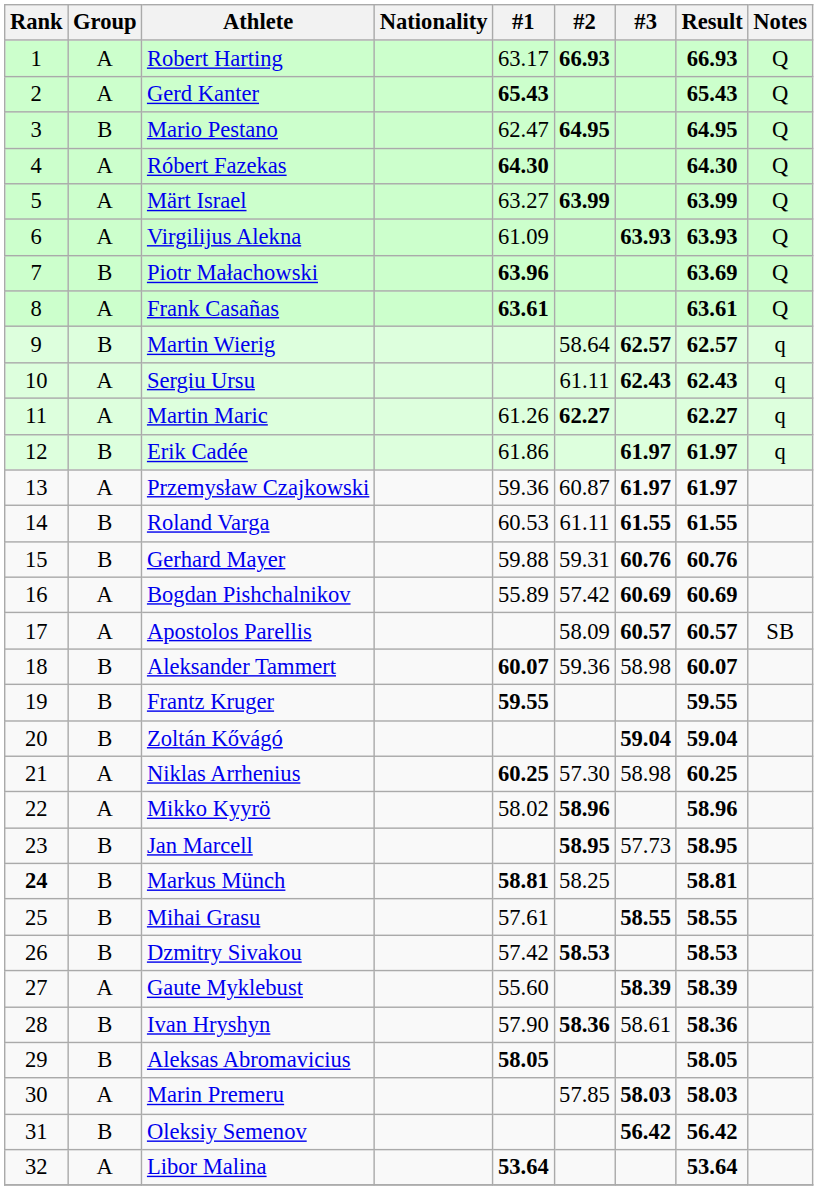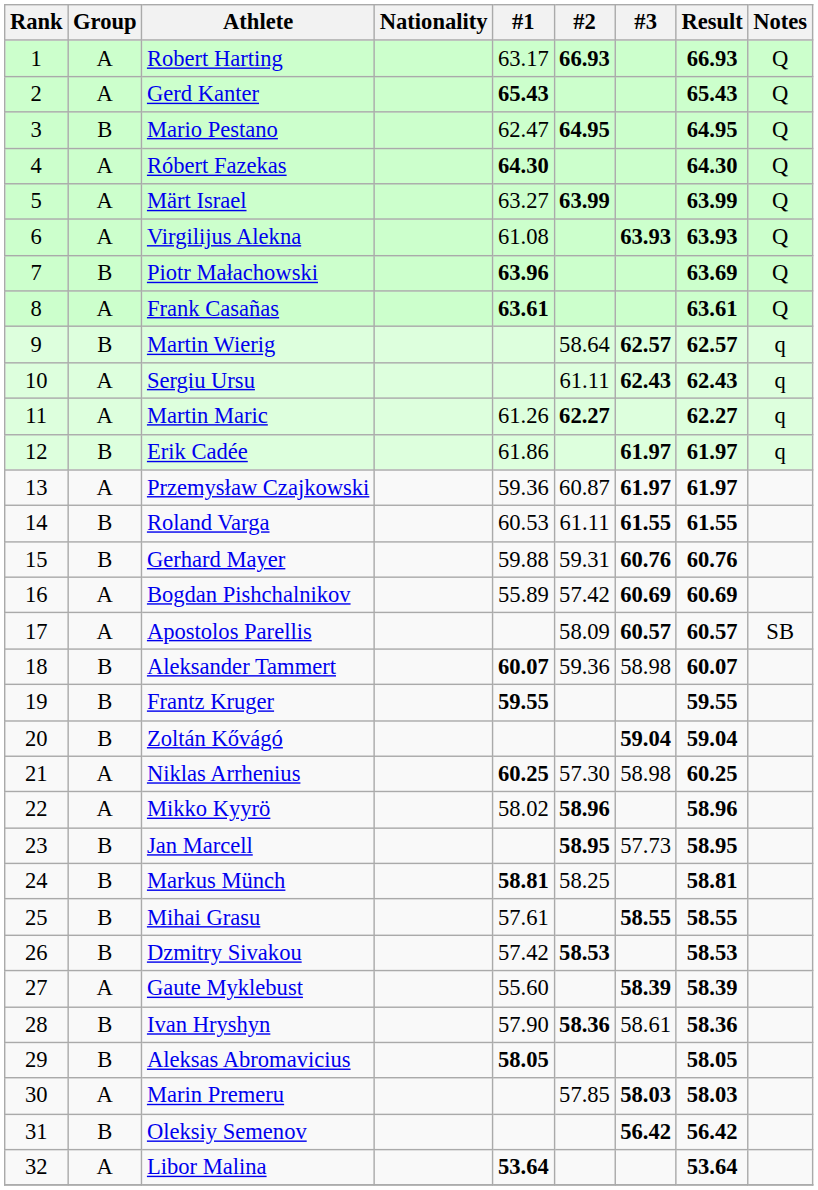(523, 237) 61.09 -> (523, 237) 61.08
(36, 881) bold -> (36, 881) normal
